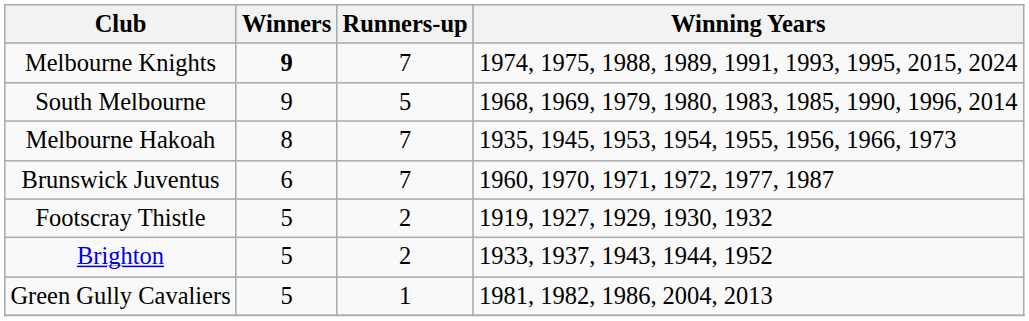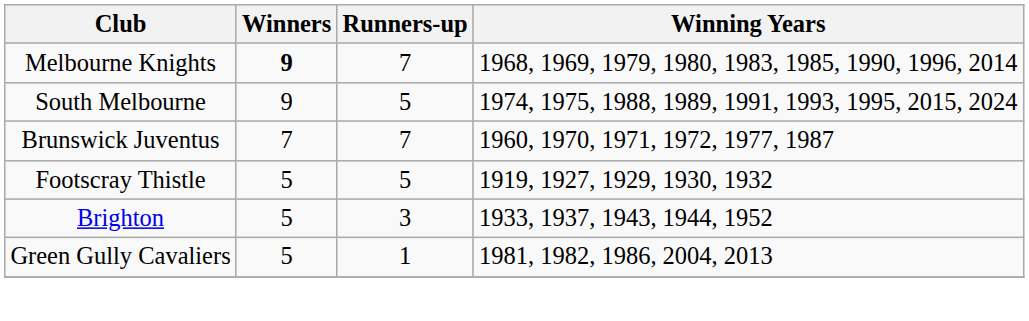(748, 62) 1974, 1975, 1988, 1989, 1991, 1993, 1995, 2015, 2024 -> (748, 62) 1968, 1969, 1979, 1980, 1983, 1985, 1990, 1996, 2014
(748, 101) 1968, 1969, 1979, 1980, 1983, 1985, 1990, 1996, 2014 -> (748, 101) 1974, 1975, 1988, 1989, 1991, 1993, 1995, 2015, 2024
- row: (121, 140)
(287, 179) 6 -> (287, 140) 7
(405, 218) 2 -> (405, 179) 5
(405, 256) 2 -> (405, 218) 3
